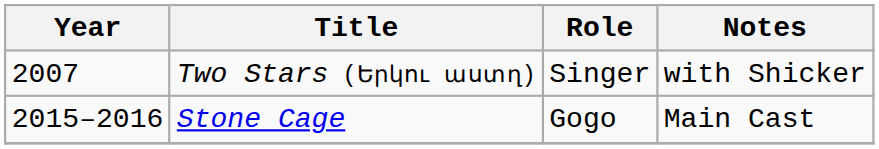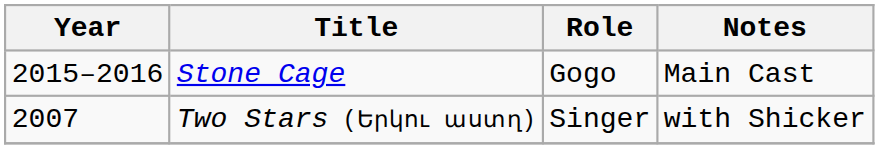rows swapped: (356, 74) <-> (261, 119)
